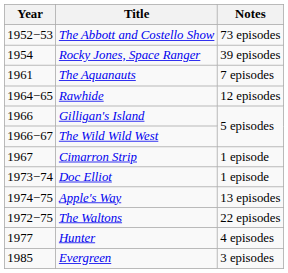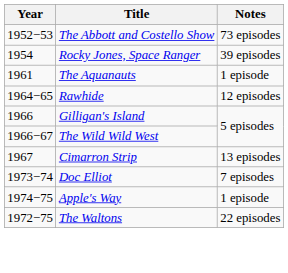(247, 75) 7 episodes -> (245, 75) 1 episode
(245, 156) 1 episode -> (250, 156) 13 episodes
(245, 177) 1 episode -> (247, 177) 7 episodes
(250, 197) 13 episodes -> (245, 197) 1 episode
- row: (77, 237)
- row: (85, 258)
